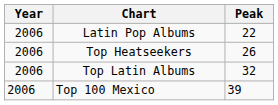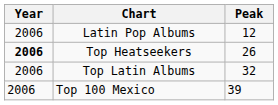(249, 33) 22 -> (249, 33) 12
(29, 52) normal -> (29, 52) bold
